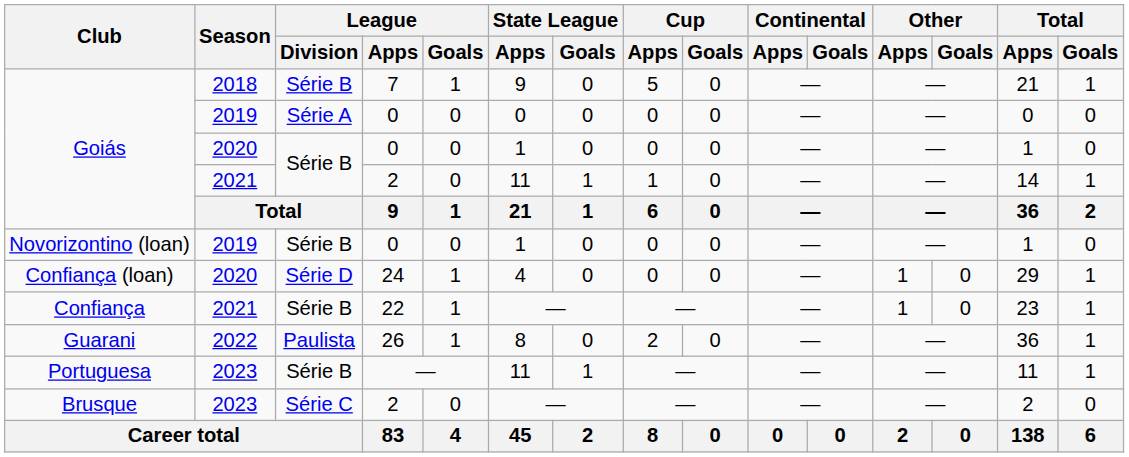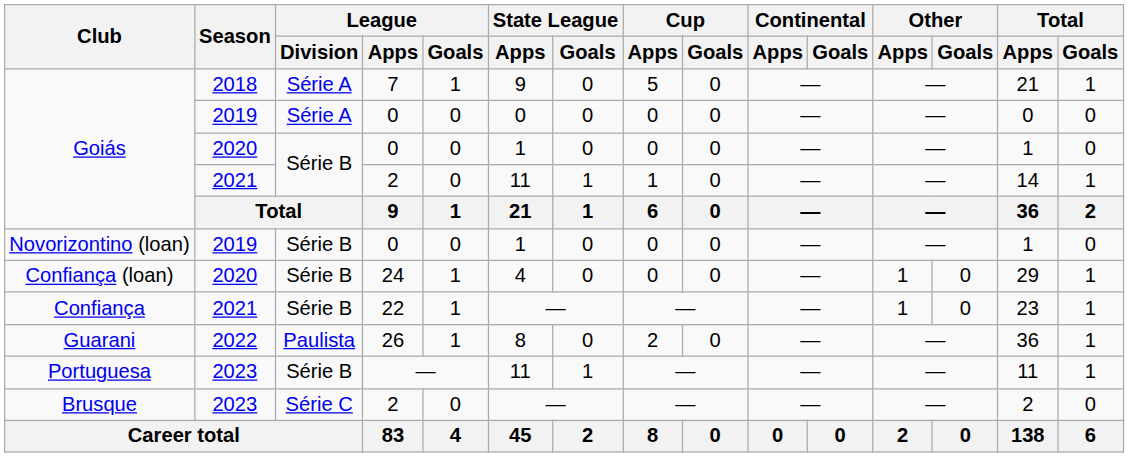(319, 84) Série B -> (319, 84) Série A
(319, 276) Série D -> (319, 276) Série B
